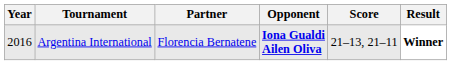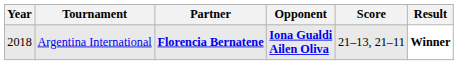(20, 42) 2016 -> (20, 42) 2018
(207, 42) normal -> (211, 42) bold
